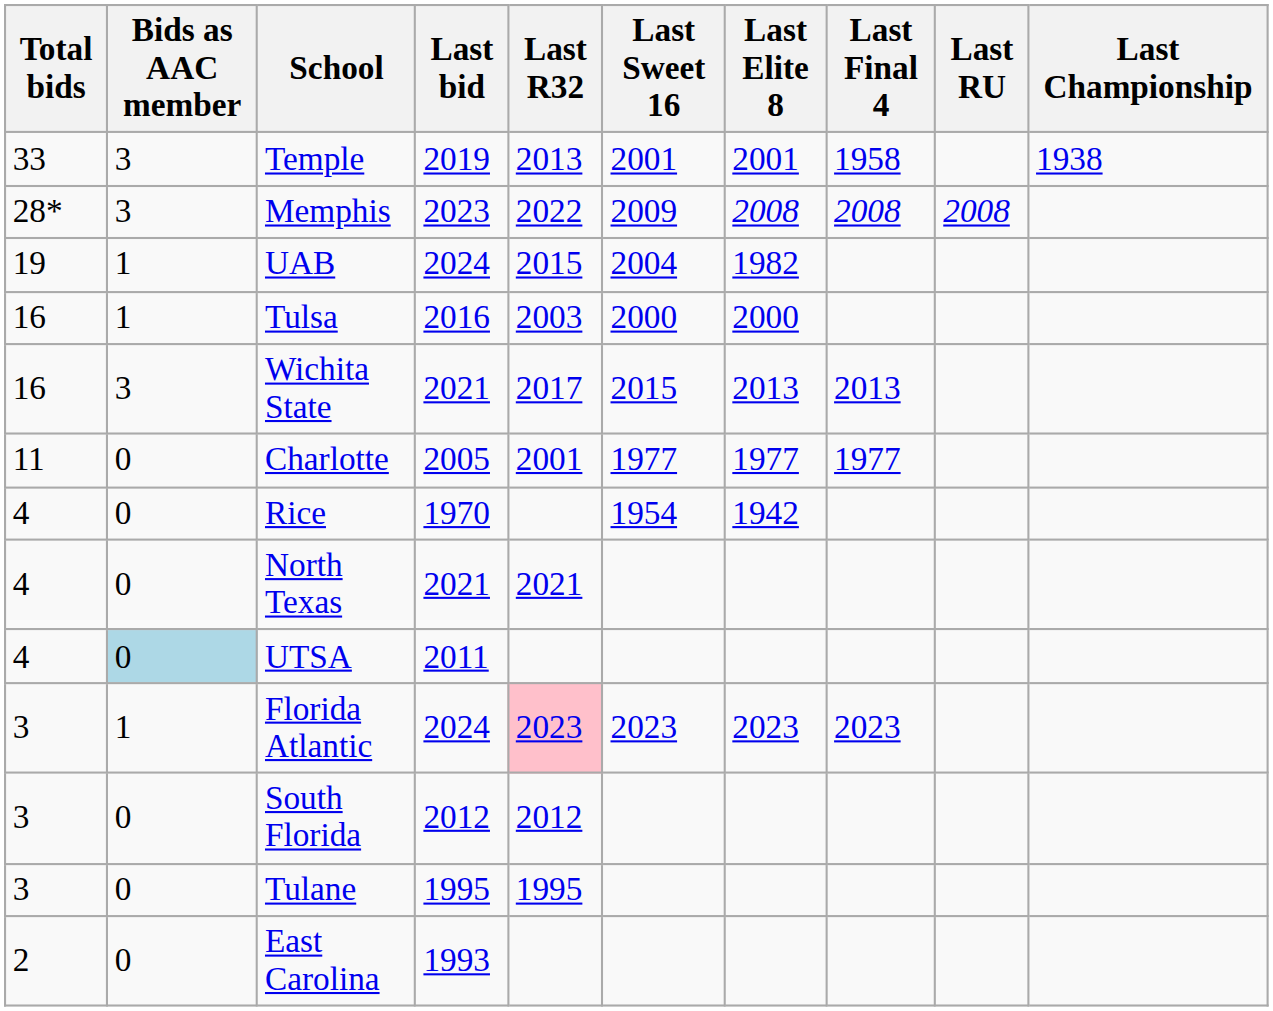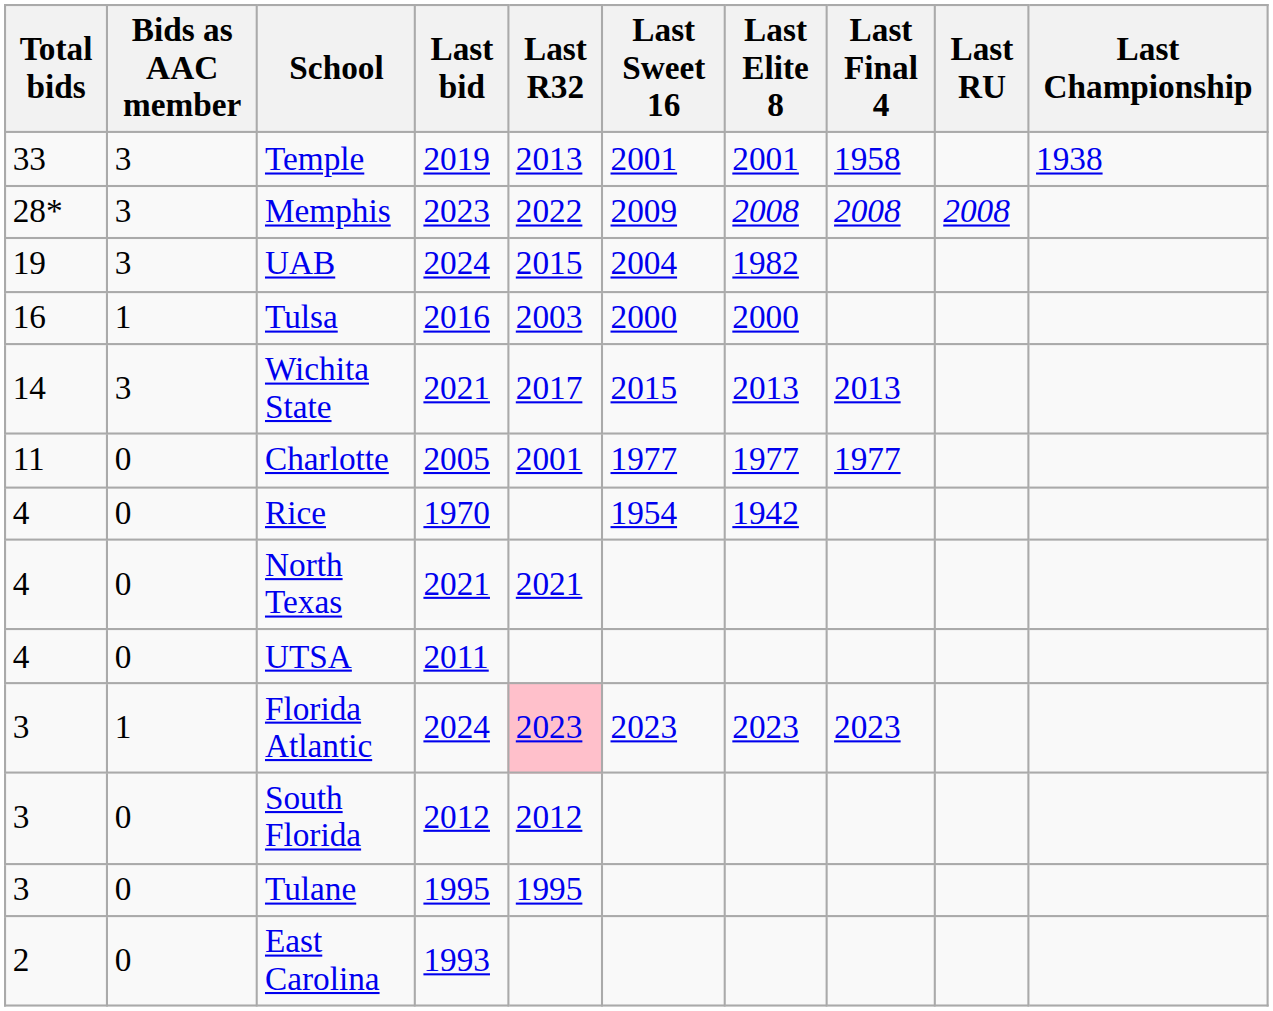(123, 264) 1 -> (123, 264) 3
(29, 388) 16 -> (29, 388) 14
(123, 655) lightblue background -> (123, 655) no background
